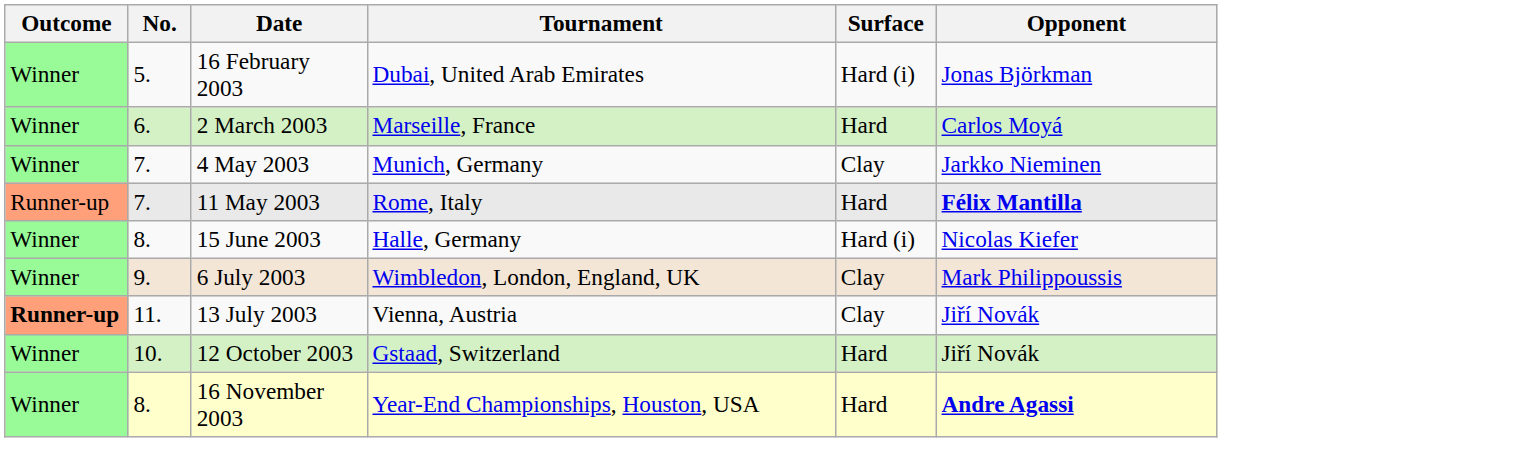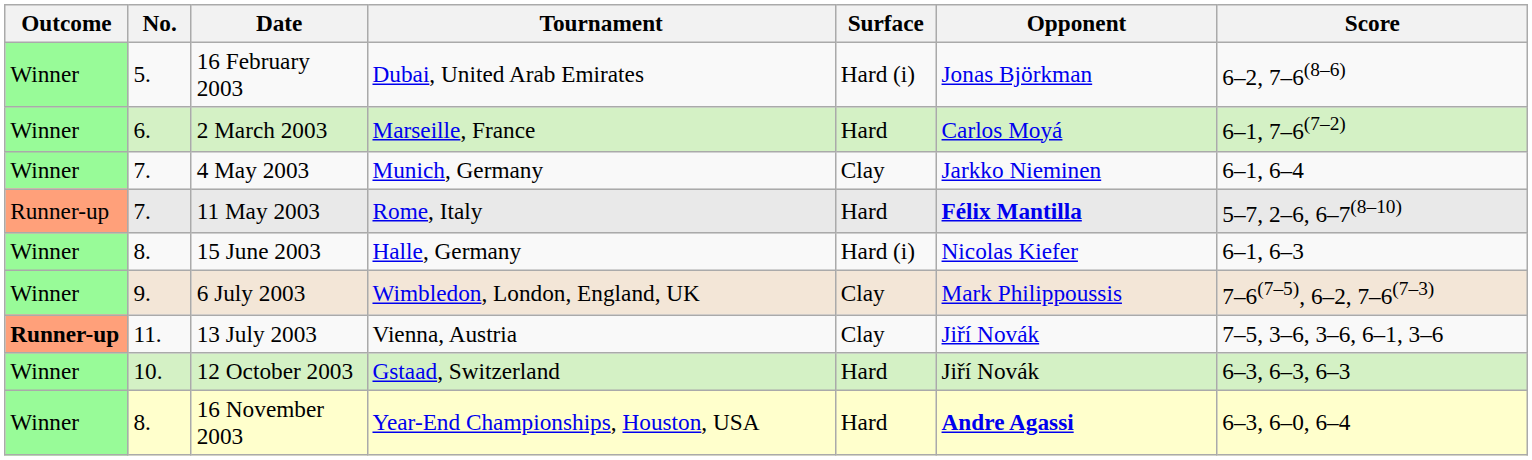+ column: (1372, 22)
